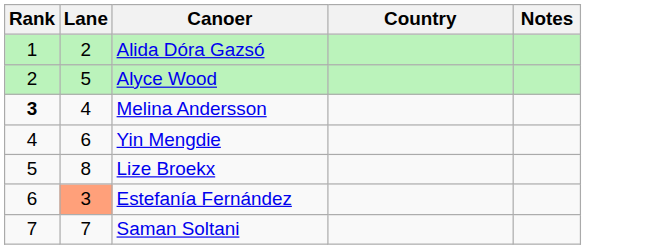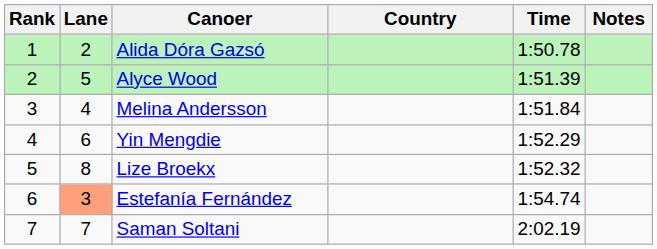+ column: (549, 19)
(32, 109) bold -> (32, 109) normal
